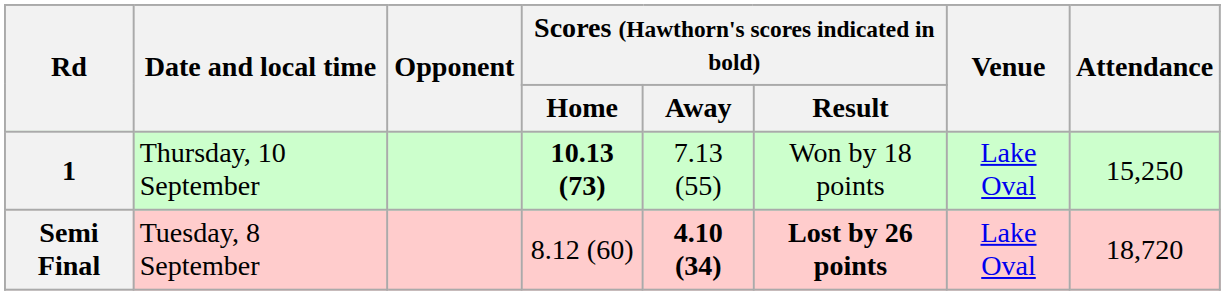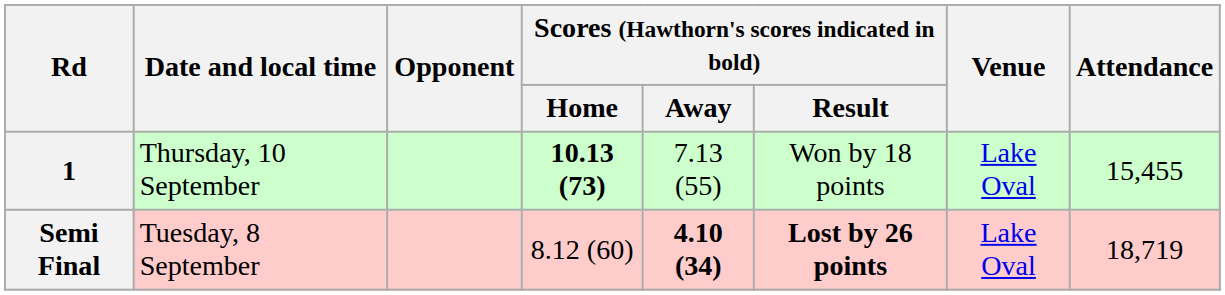(1145, 170) 15,250 -> (1145, 170) 15,455
(1145, 249) 18,720 -> (1145, 249) 18,719
